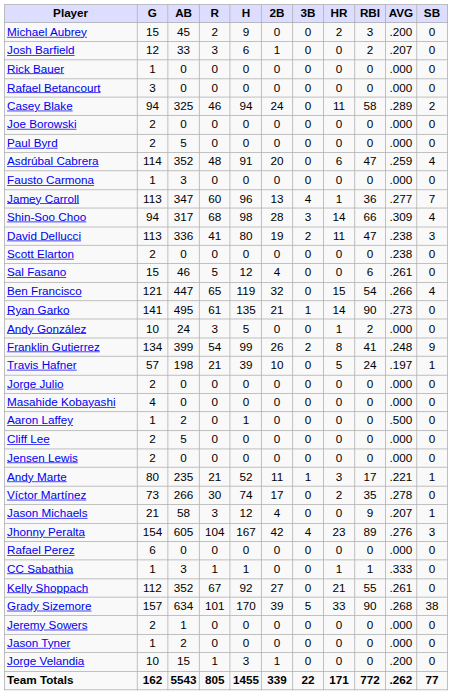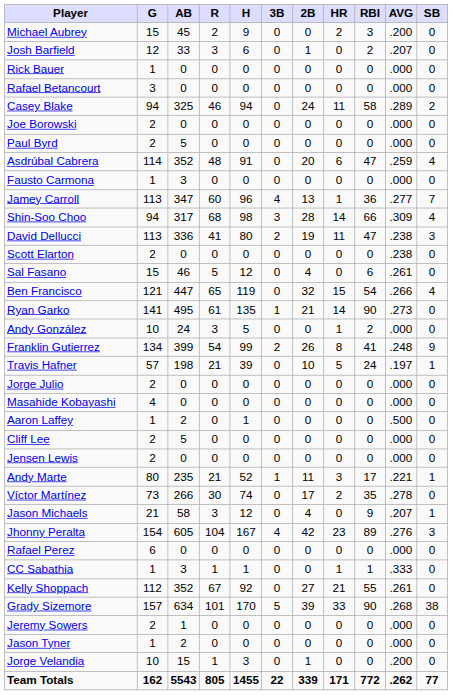columns swapped: (277, 13) <-> (308, 13)
